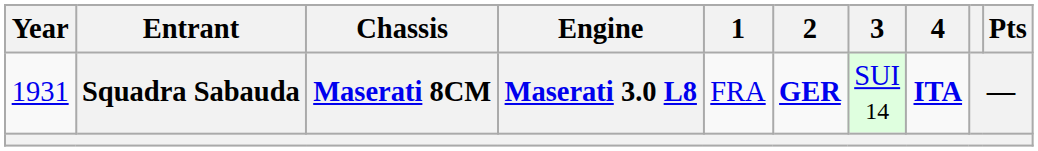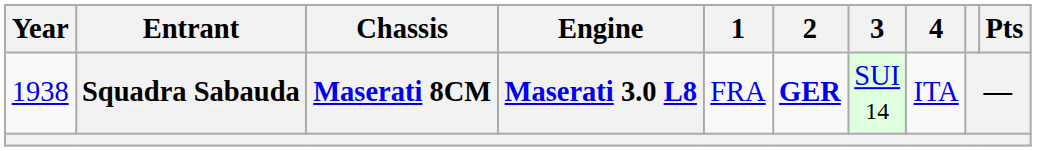(40, 92) 1931 -> (40, 92) 1938
(938, 92) bold -> (936, 92) normal
